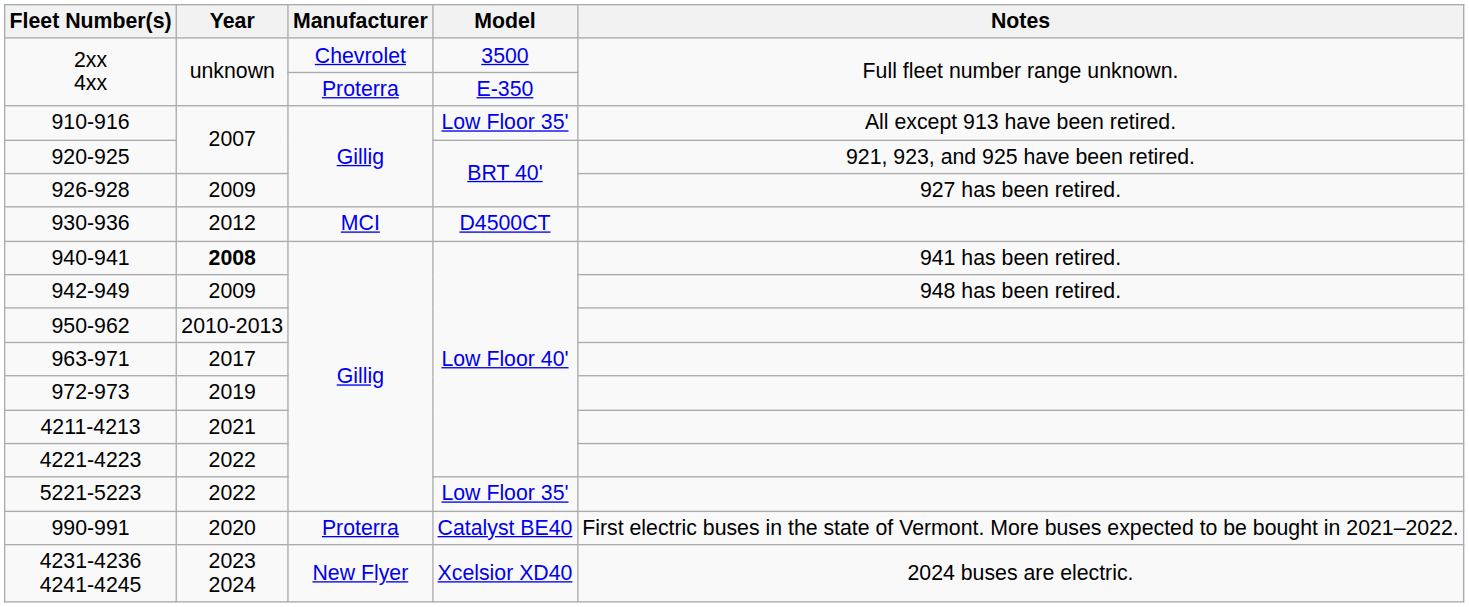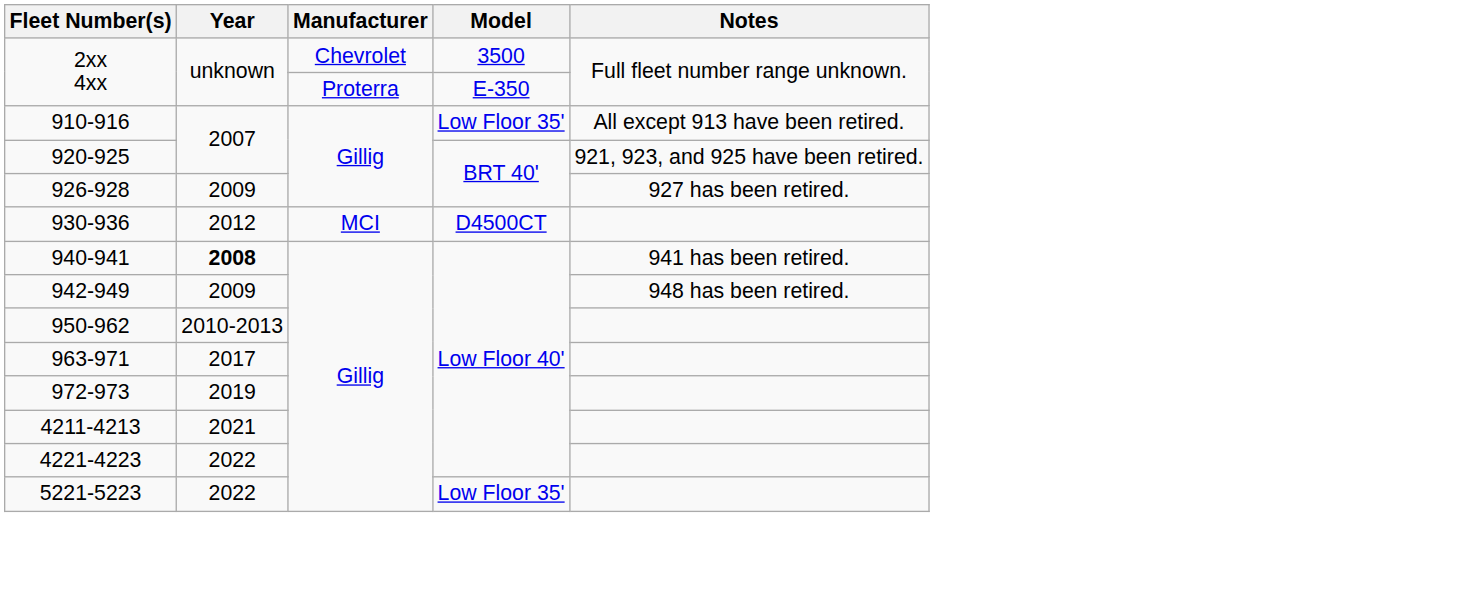- row: (91, 527)
- row: (91, 573)
